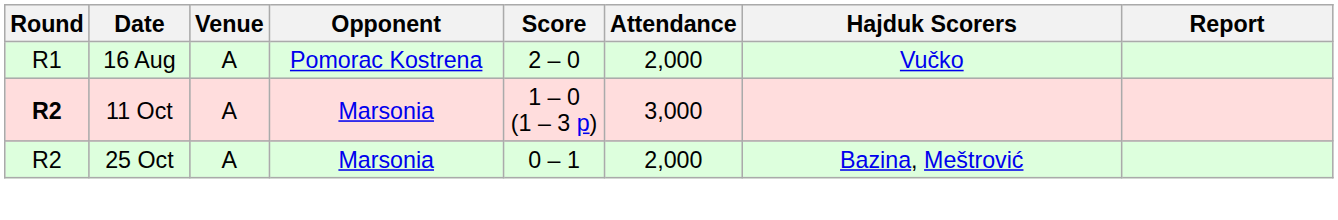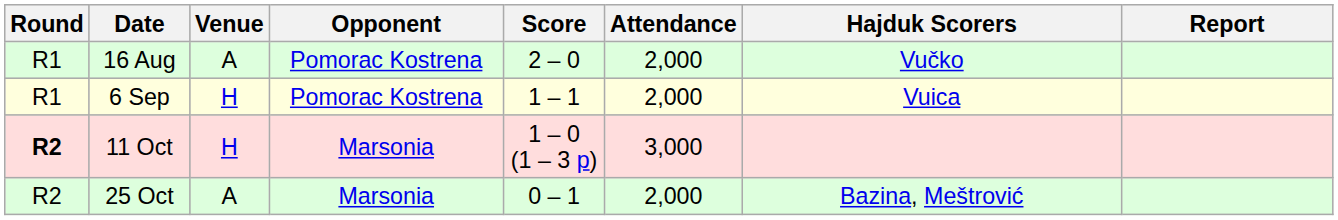+ row: (139, 97)
(229, 110) A -> (229, 147) H
